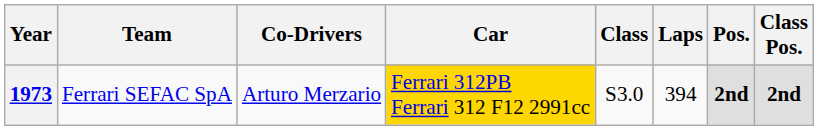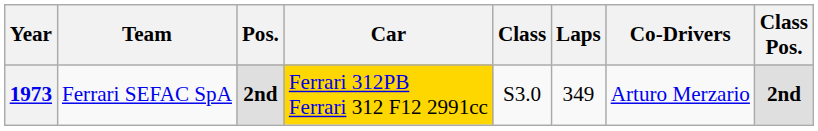columns swapped: (311, 34) <-> (731, 34)
(681, 94) 394 -> (578, 94) 349
